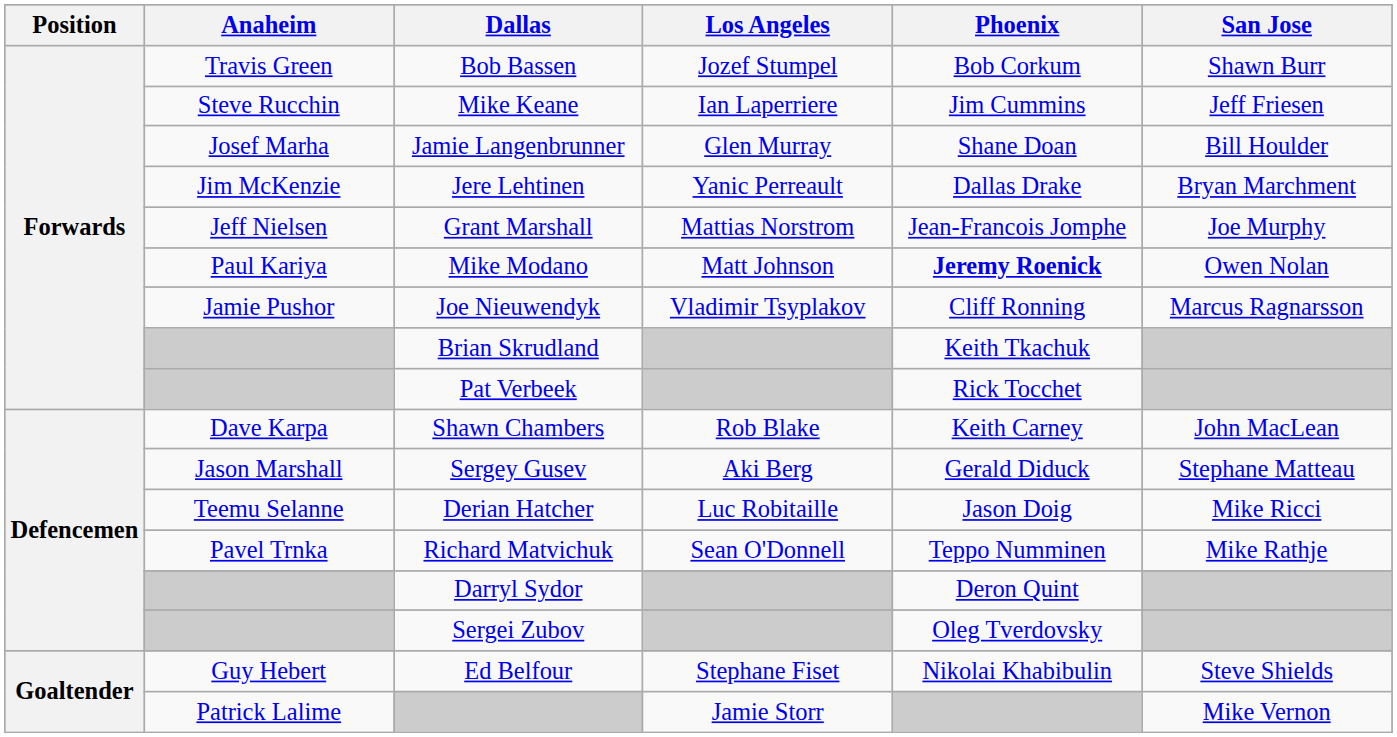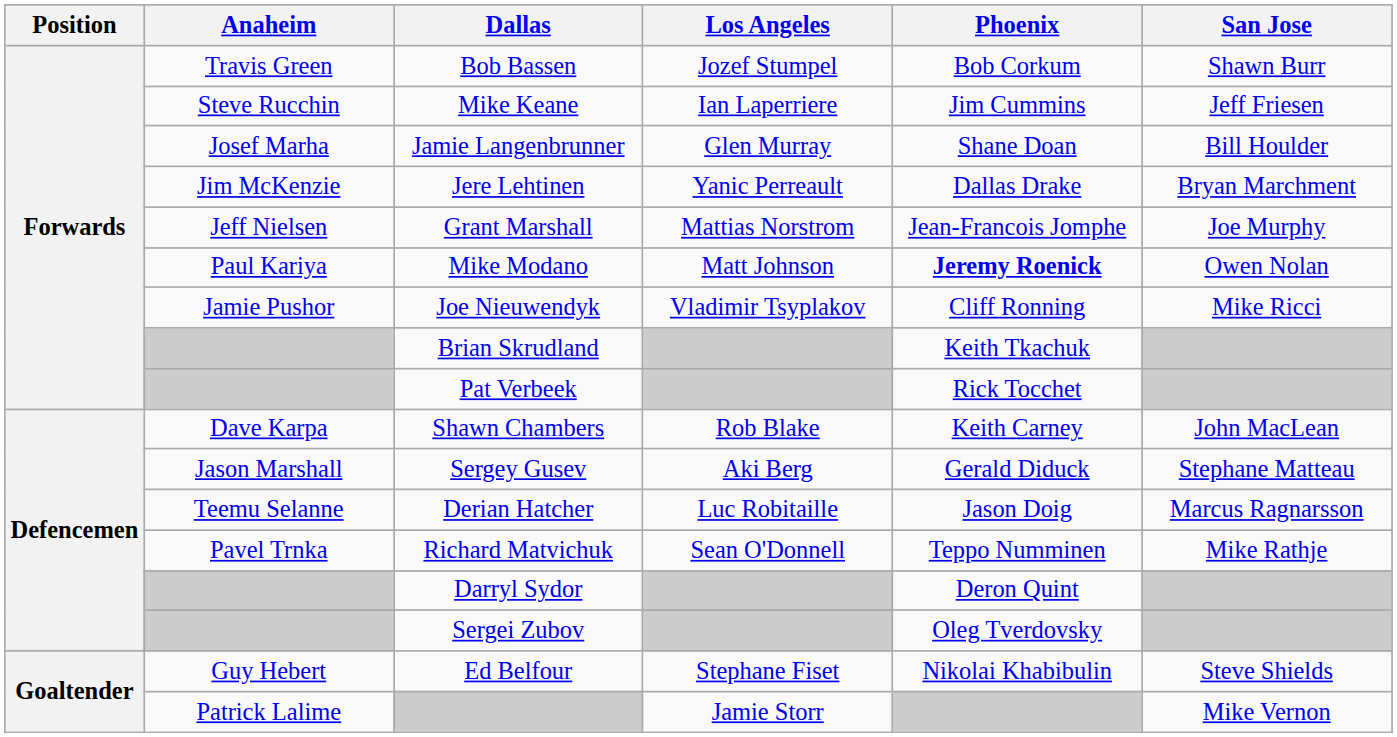(1267, 307) Marcus Ragnarsson -> (1267, 307) Mike Ricci
(1267, 509) Mike Ricci -> (1267, 509) Marcus Ragnarsson
